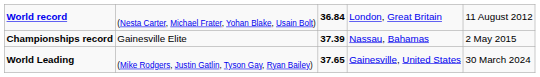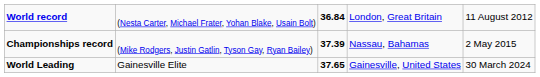(152, 38) Gainesville Elite -> (215, 50) (Mike Rodgers, Justin Gatlin, Tyson Gay, Ryan Bailey)
(215, 65) (Mike Rodgers, Justin Gatlin, Tyson Gay, Ryan Bailey) -> (152, 65) Gainesville Elite
